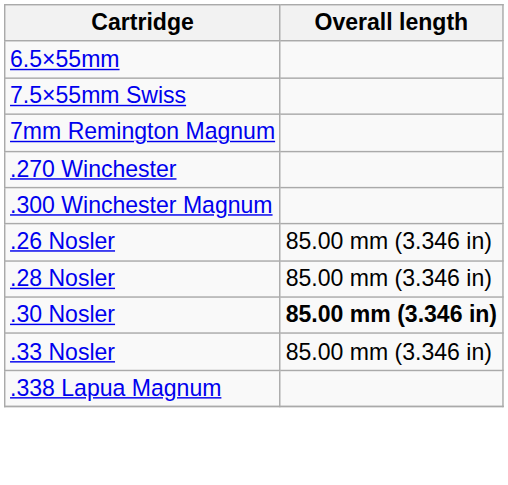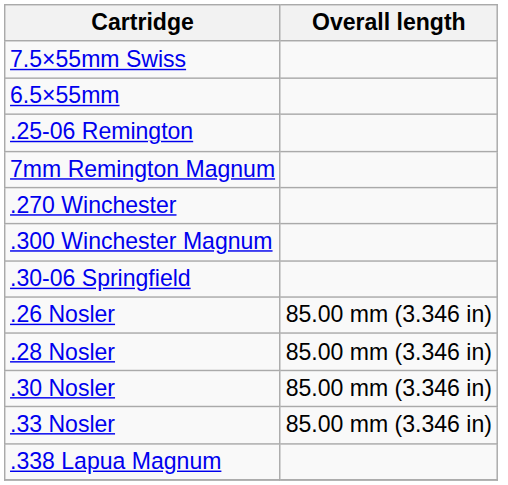rows swapped: (98, 95) <-> (65, 59)
+ row: (102, 132)
+ row: (100, 278)
(391, 315) bold -> (389, 388) normal
